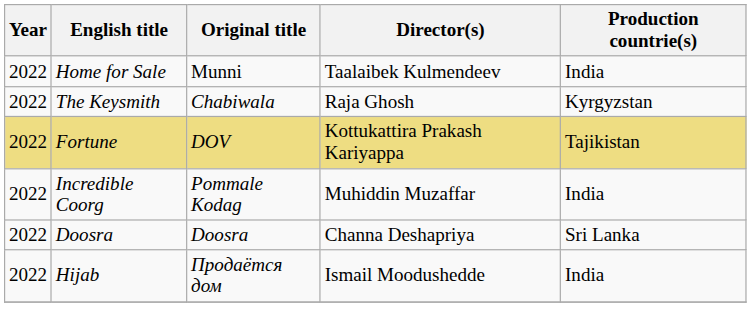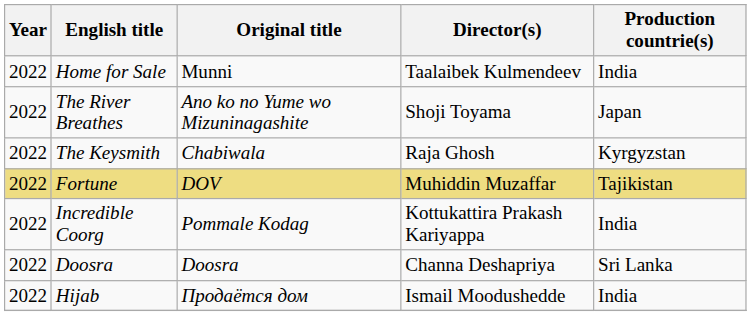+ row: (93, 112)
(403, 142) Kottukattira Prakash Kariyappa -> (480, 183) Muhiddin Muzaffar
(400, 193) Muhiddin Muzaffar -> (484, 224) Kottukattira Prakash Kariyappa
